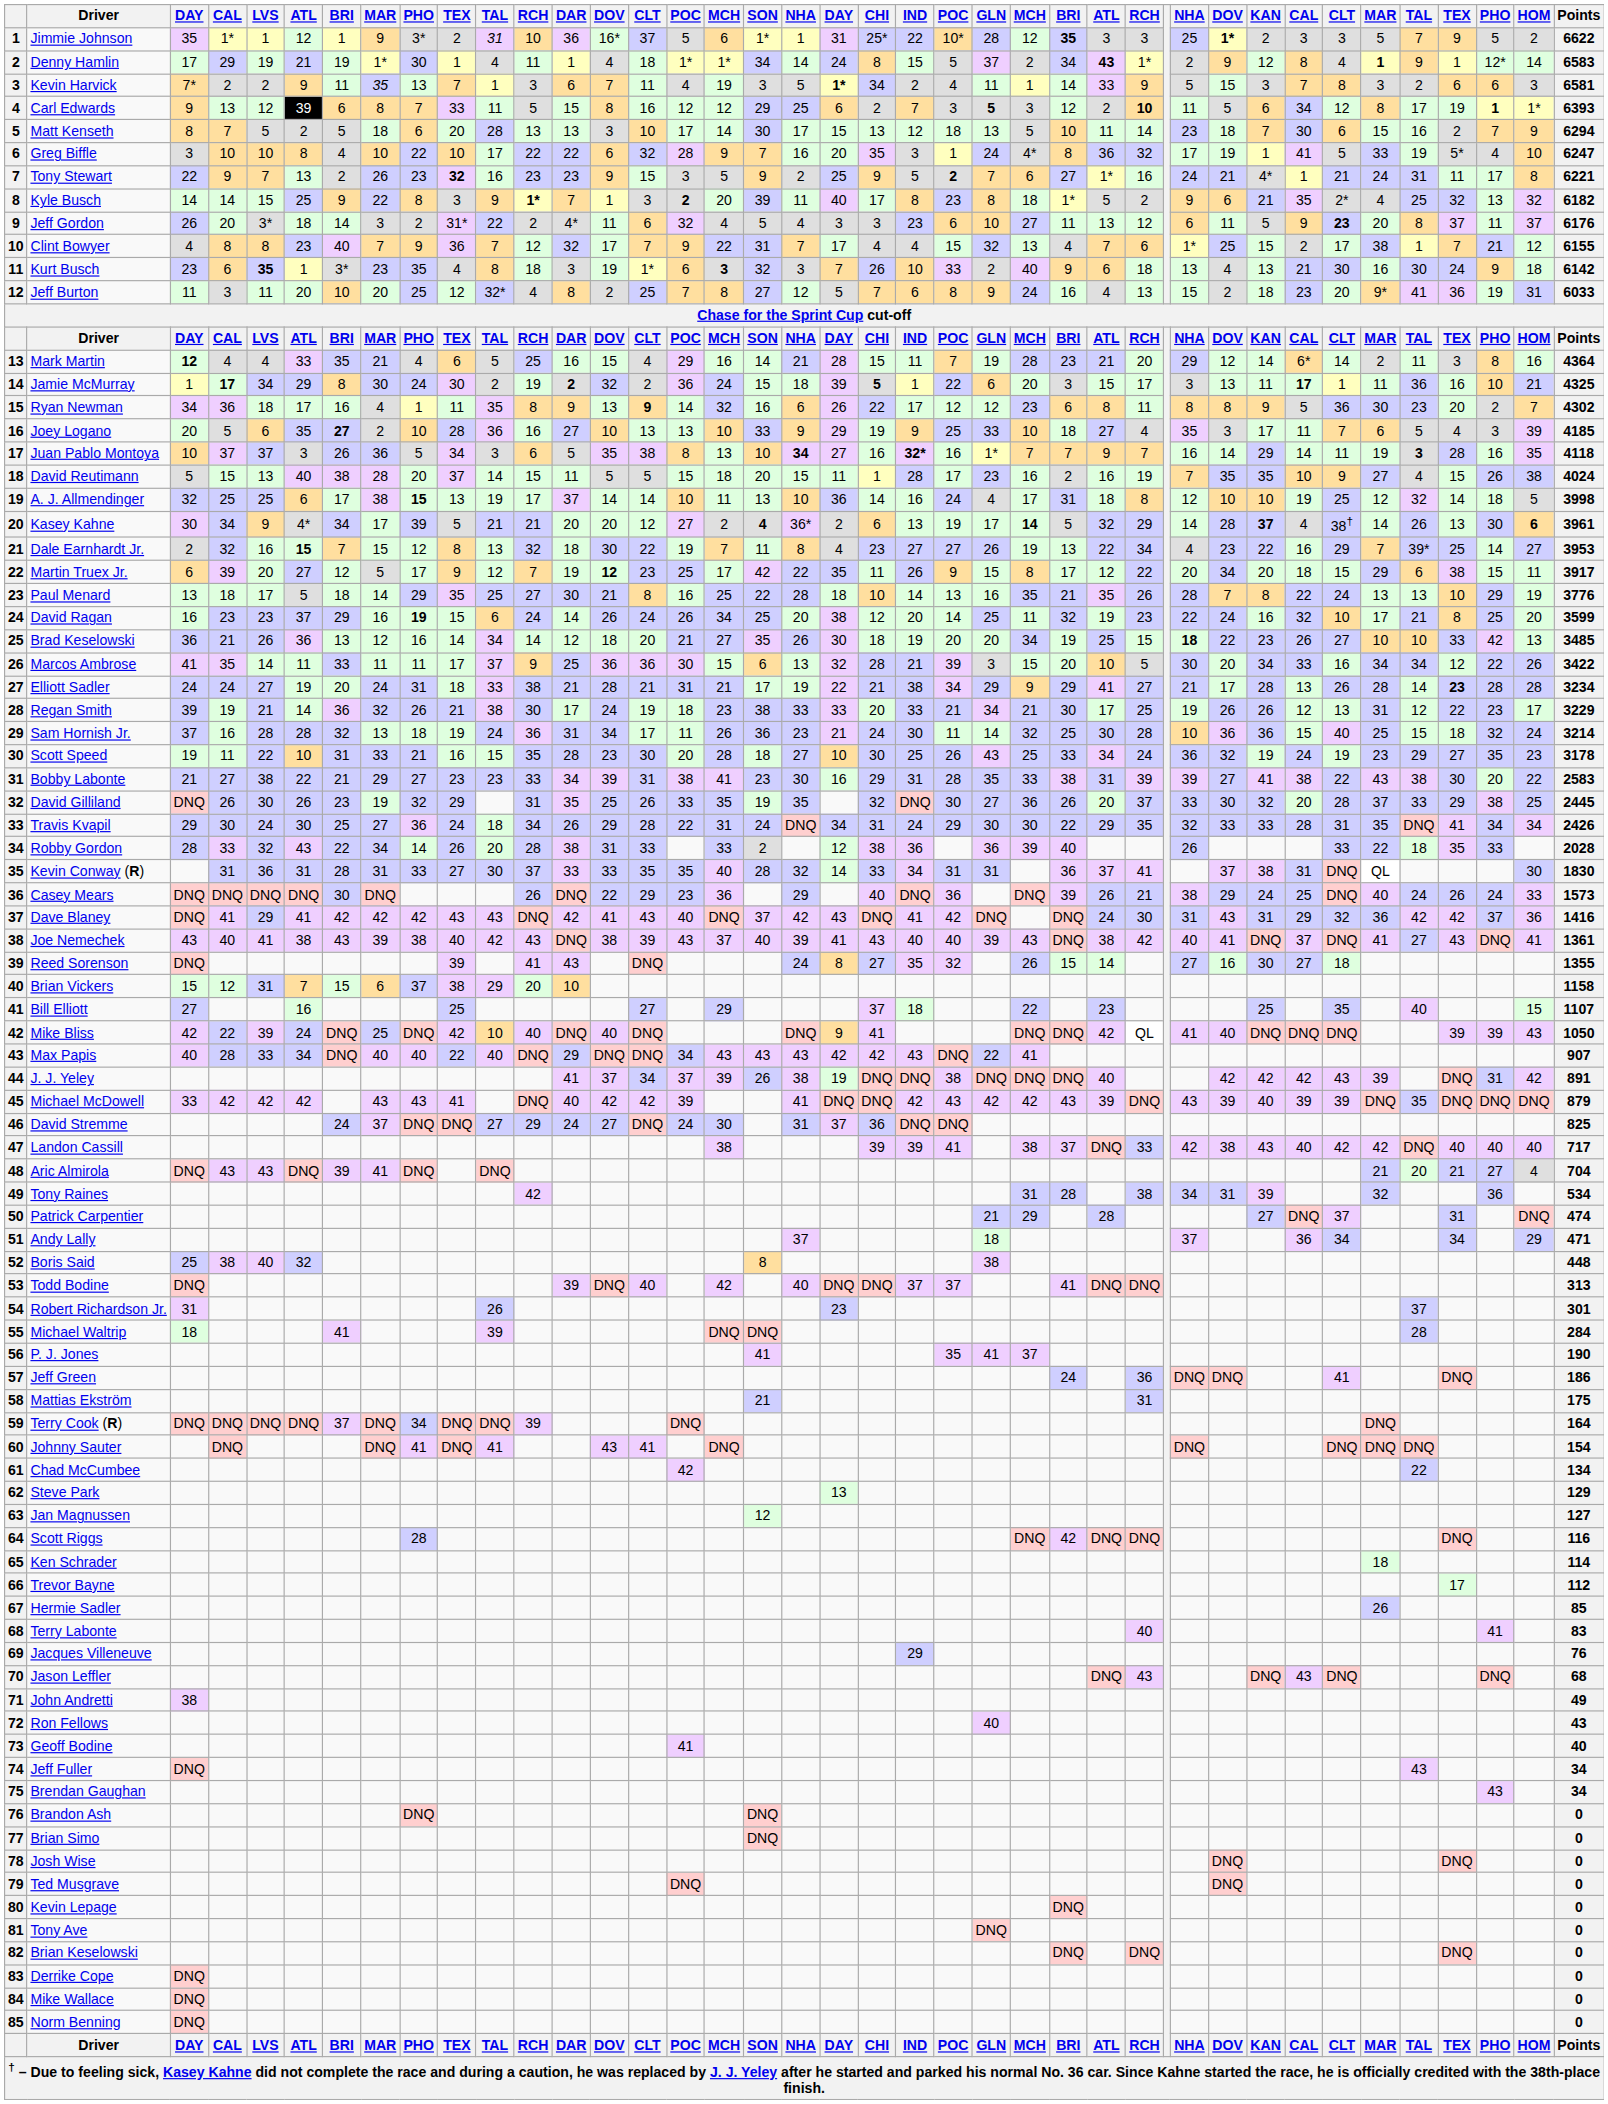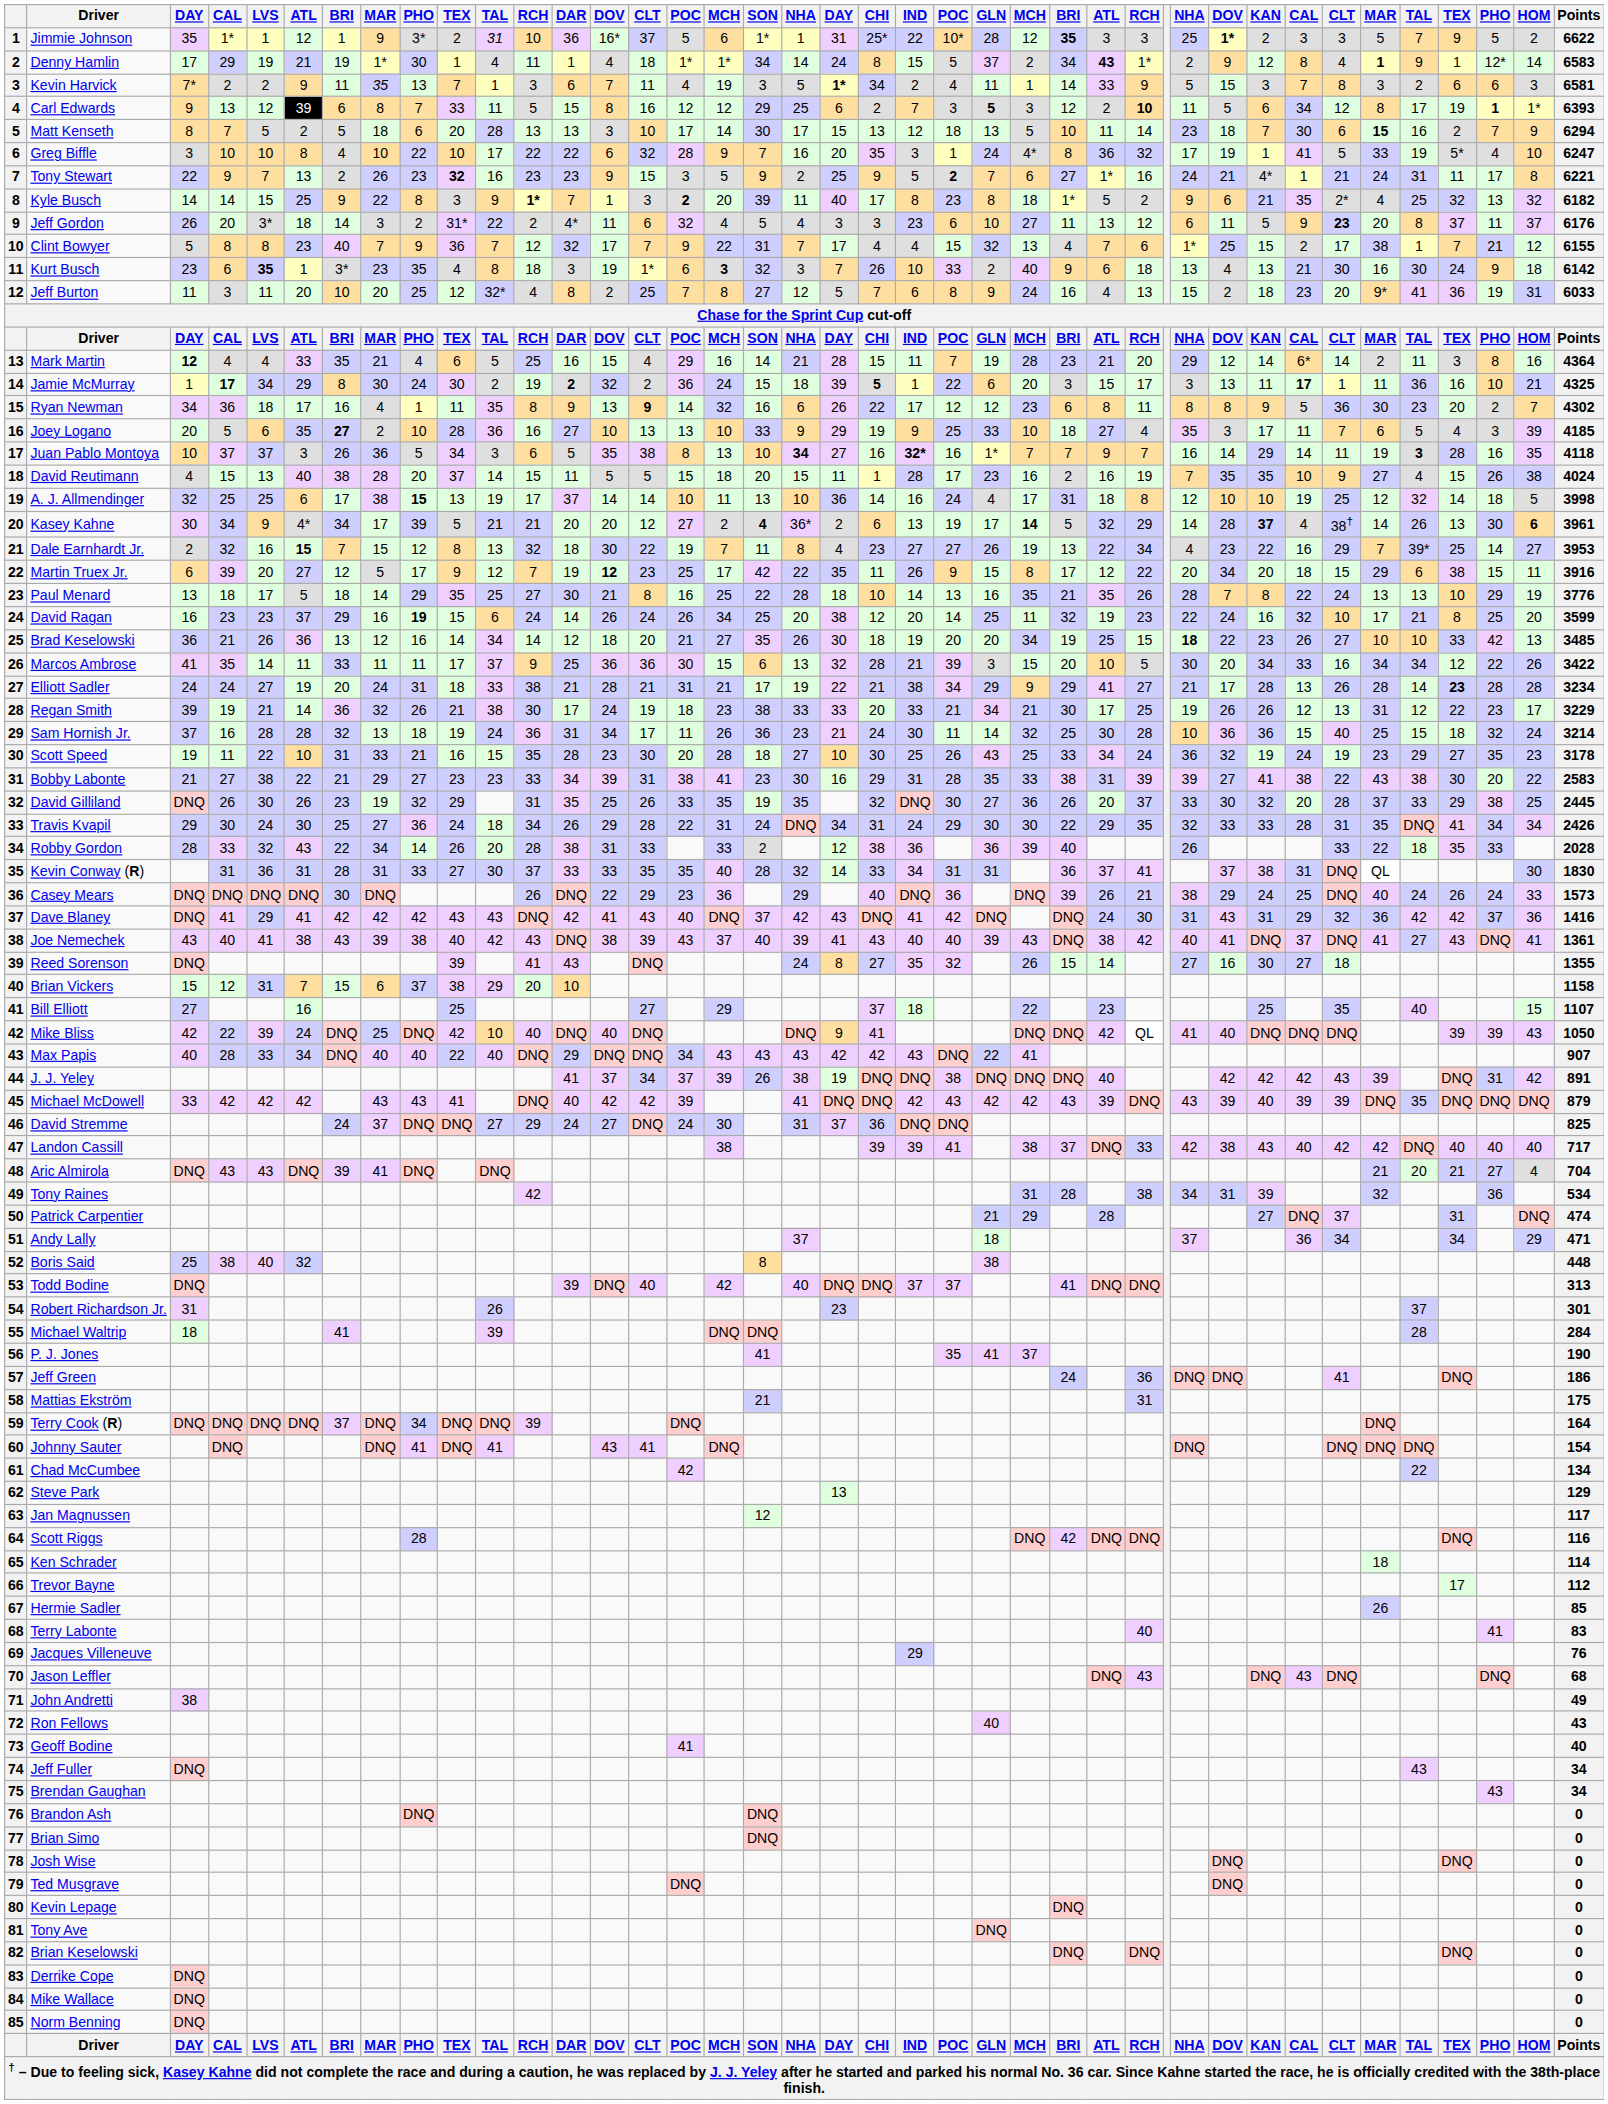(1380, 131) normal -> (1380, 131) bold
(189, 246) 4 -> (189, 246) 5
(189, 477) 5 -> (189, 477) 4
(1579, 572) 3917 -> (1579, 572) 3916
(1579, 1516) 127 -> (1579, 1516) 117
